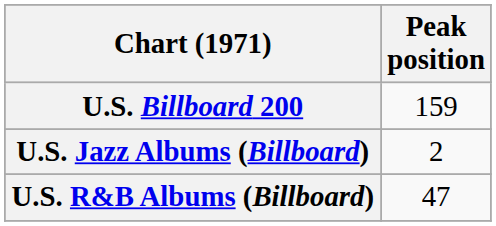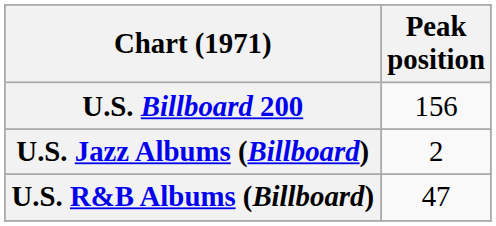(436, 105) 159 -> (436, 105) 156
